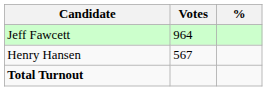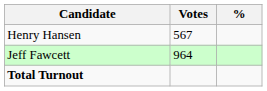rows swapped: (39, 34) <-> (44, 55)
